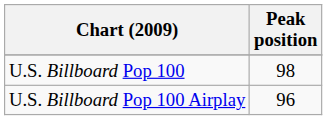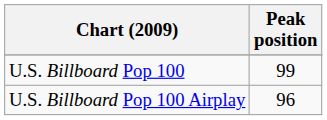(286, 70) 98 -> (286, 70) 99
